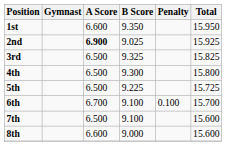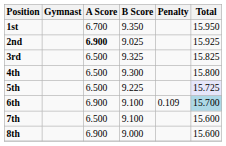(97, 27) 6.600 -> (97, 27) 6.700
(206, 88) no background -> (206, 88) lavender background
(97, 103) 6.700 -> (97, 103) 6.900
(169, 103) 0.100 -> (169, 103) 0.109
(206, 103) no background -> (206, 103) lightblue background
(97, 133) 6.600 -> (97, 133) 6.900
